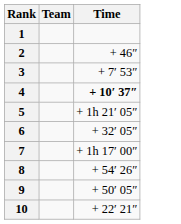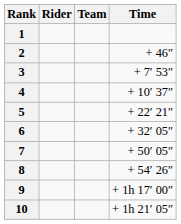+ column: (57, 14)
(113, 92) bold -> (150, 92) normal
(107, 111) + 1h 21′ 05″ -> (150, 111) + 22′ 21″
(107, 151) + 1h 17′ 00″ -> (150, 151) + 50′ 05″
(115, 190) + 50′ 05″ -> (143, 190) + 1h 17′ 00″
(115, 209) + 22′ 21″ -> (143, 209) + 1h 21′ 05″
